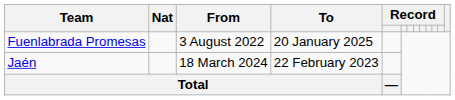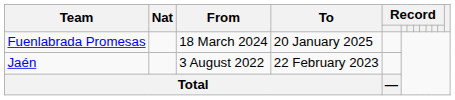(222, 42) 3 August 2022 -> (223, 42) 18 March 2024
(223, 63) 18 March 2024 -> (222, 63) 3 August 2022
